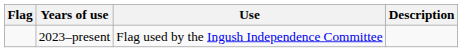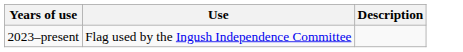- column: (20, 15)
